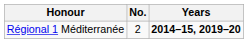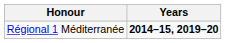- column: (138, 13)
